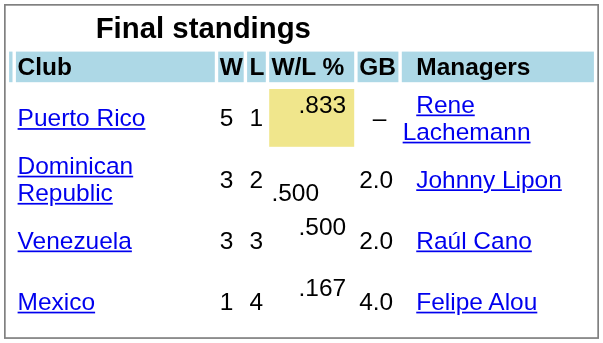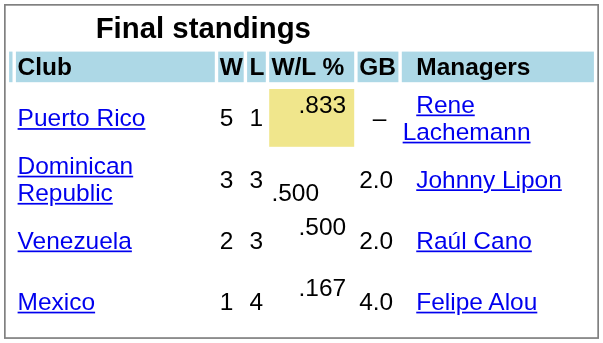(256, 179) 2 -> (256, 179) 3
(227, 240) 3 -> (227, 240) 2
